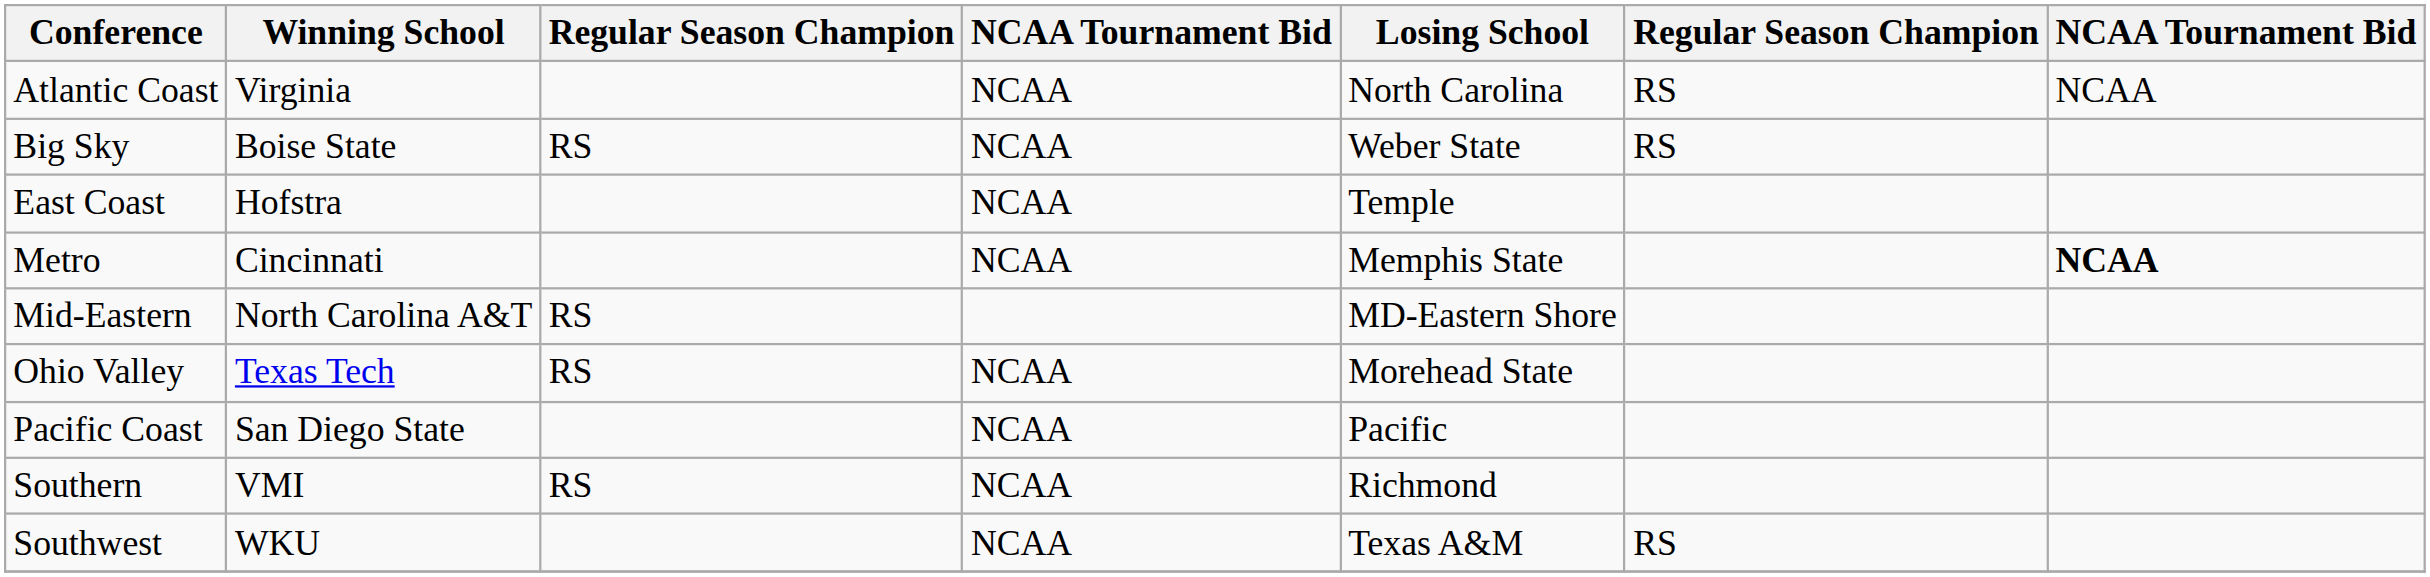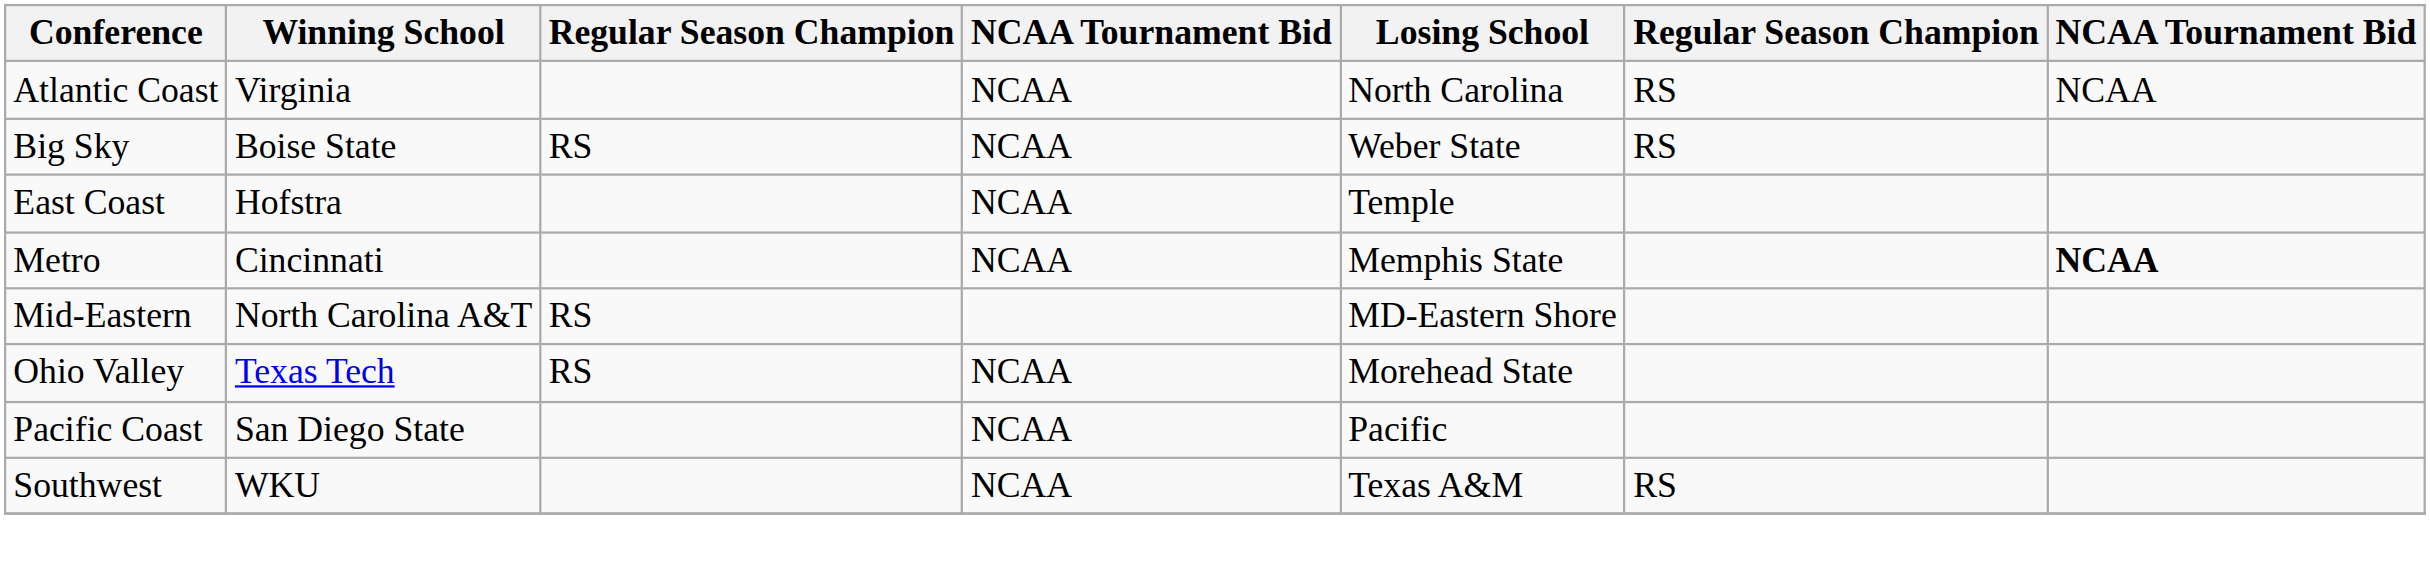- row: (78, 485)
